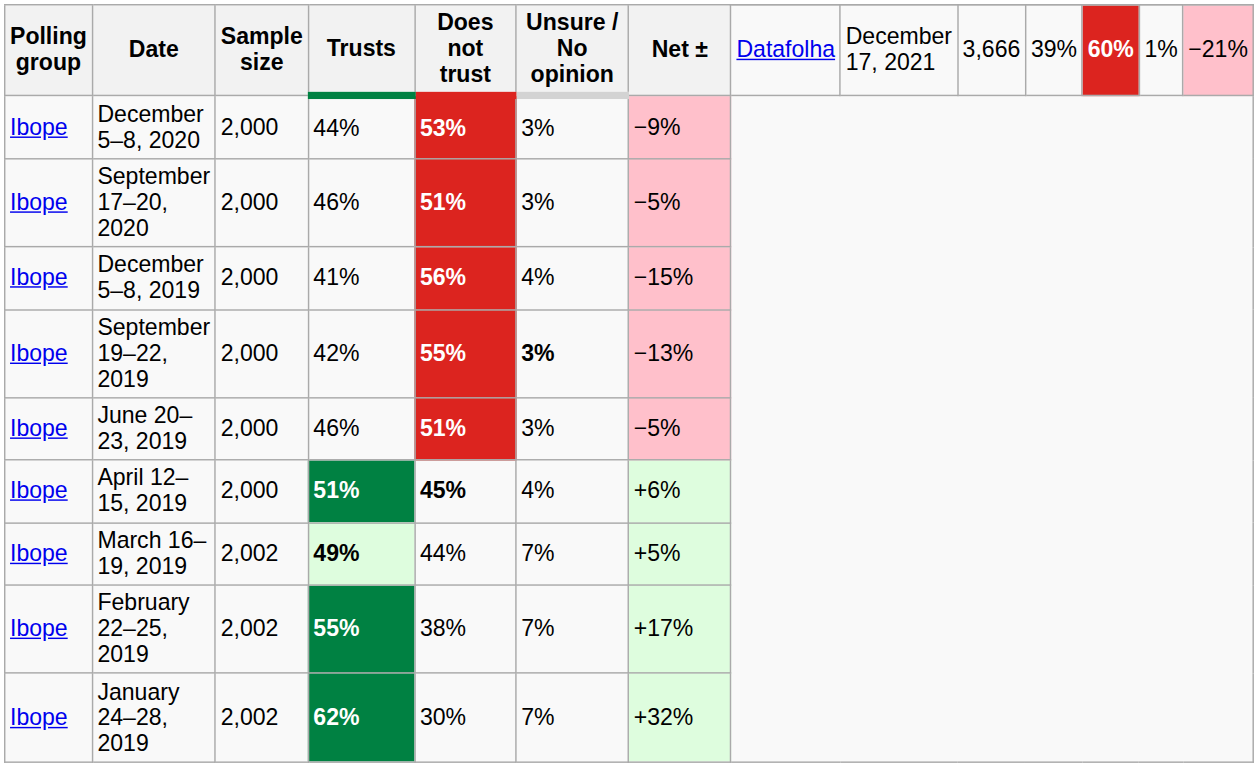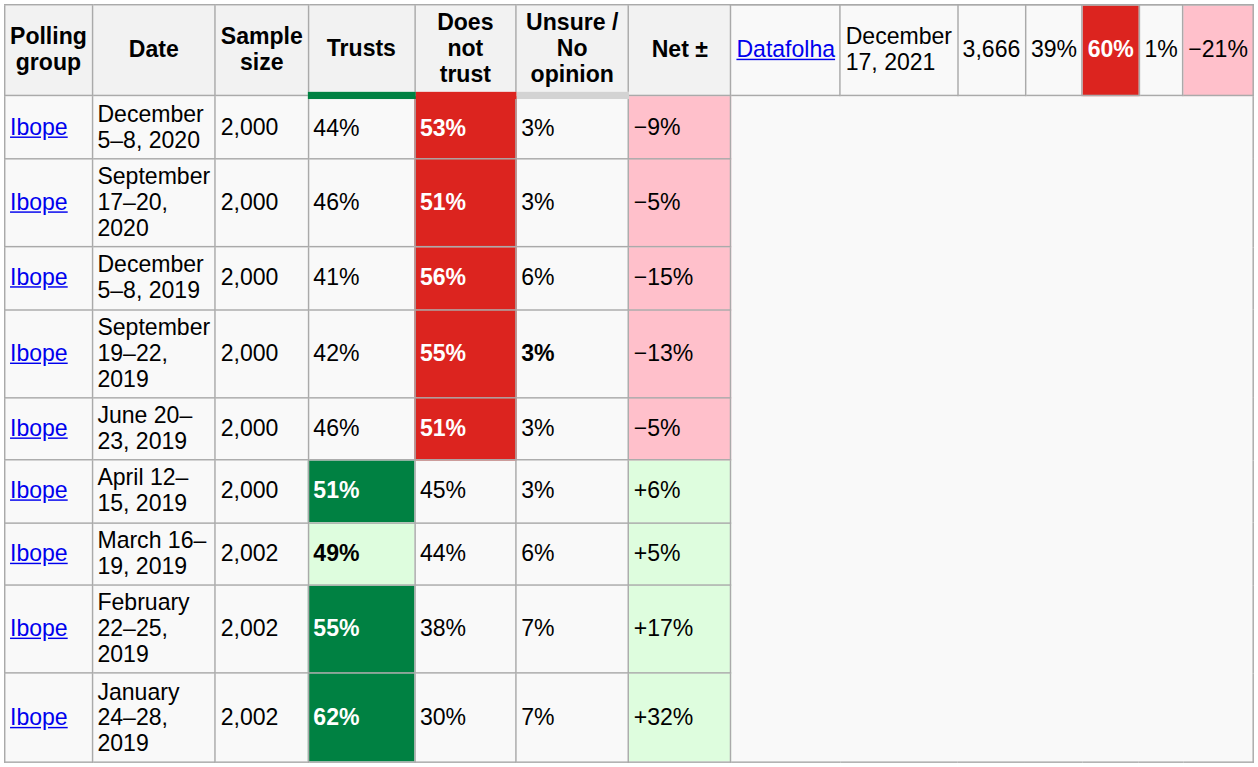(538, 277) 4% -> (538, 277) 6%
(443, 491) bold -> (443, 491) normal
(538, 491) 4% -> (538, 491) 3%
(538, 553) 7% -> (538, 553) 6%
